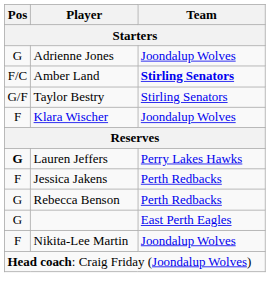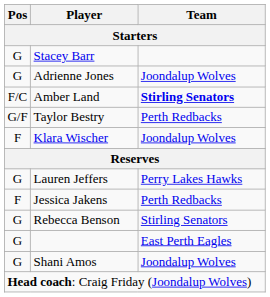+ row: (64, 55)
(184, 96) Stirling Senators -> (181, 117) Perth Redbacks
(18, 158) bold -> (18, 179) normal
(181, 199) Perth Redbacks -> (184, 220) Stirling Senators
- row: (81, 240)
+ row: (65, 261)
